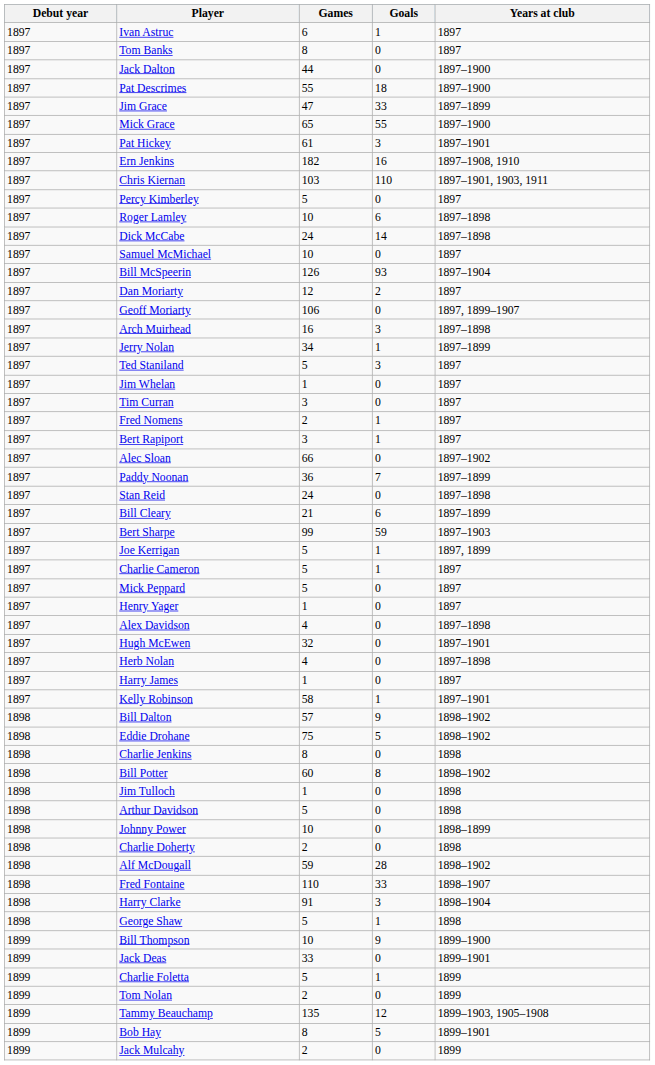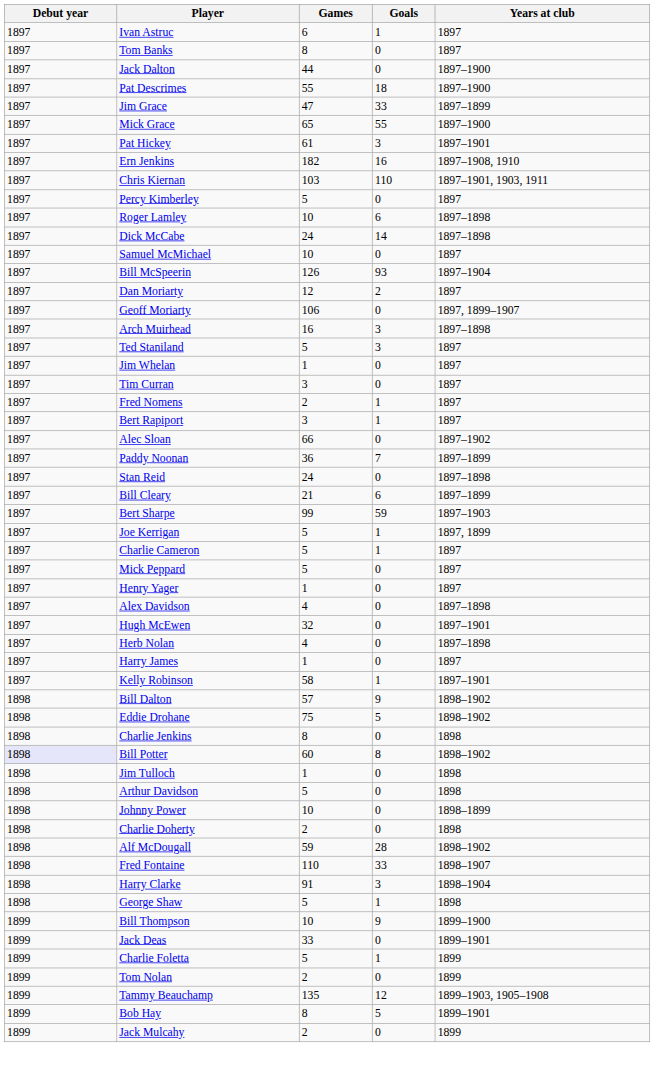- row: (147, 347)
(19, 773) no background -> (19, 754) lavender background
